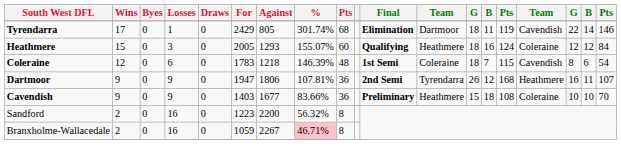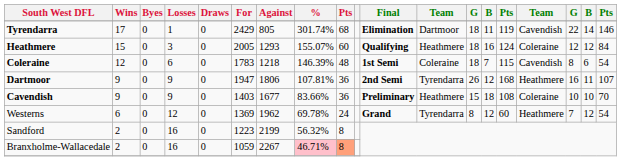+ row: (25, 113)
(269, 113) 2200 -> (269, 130) 2199
(341, 130) no background -> (341, 147) lightsalmon background
